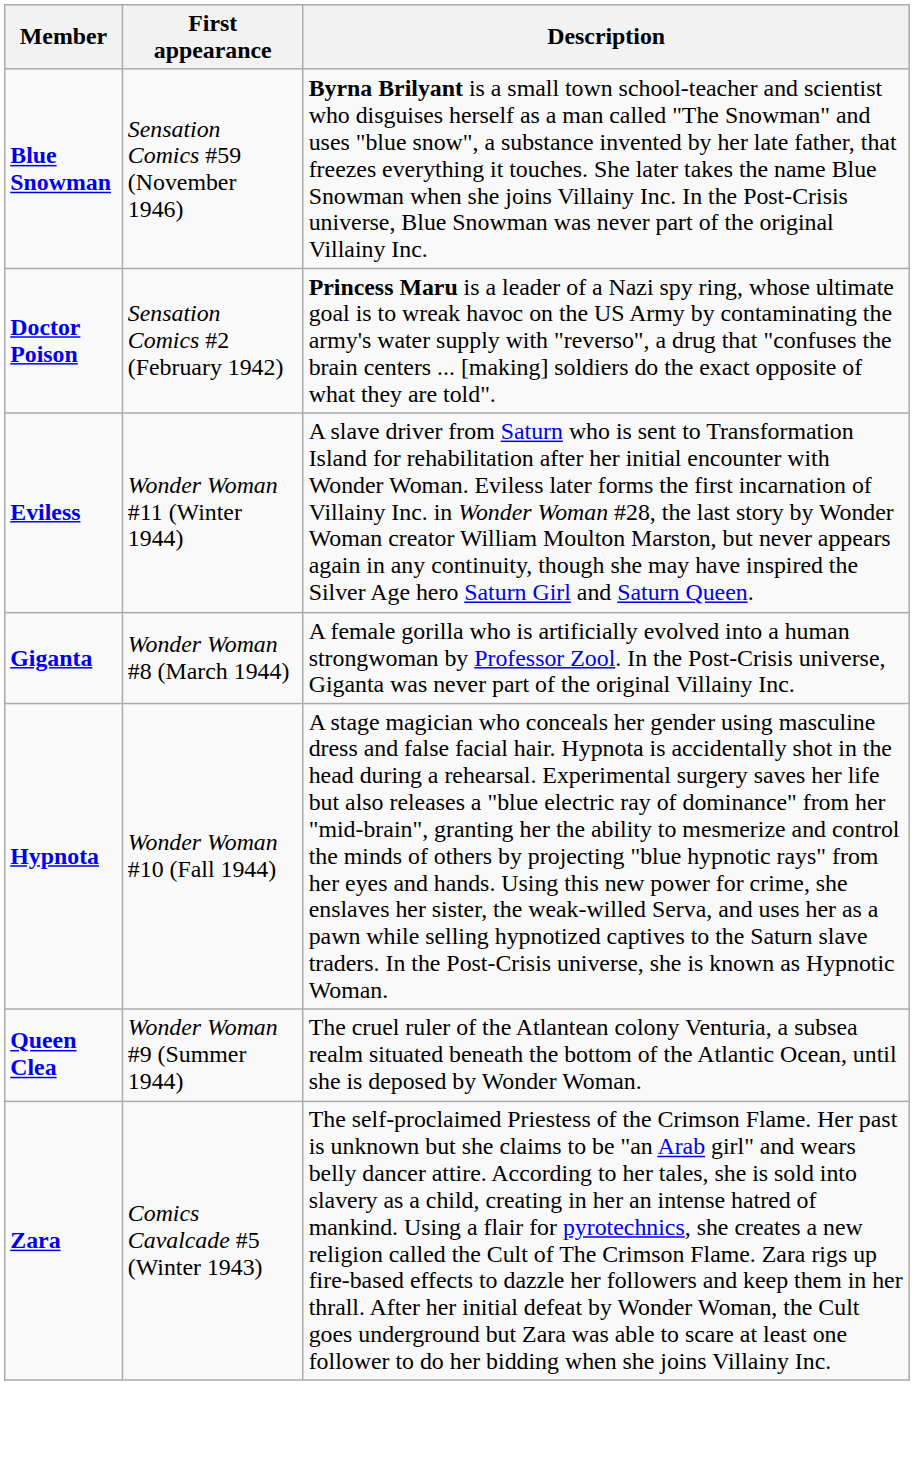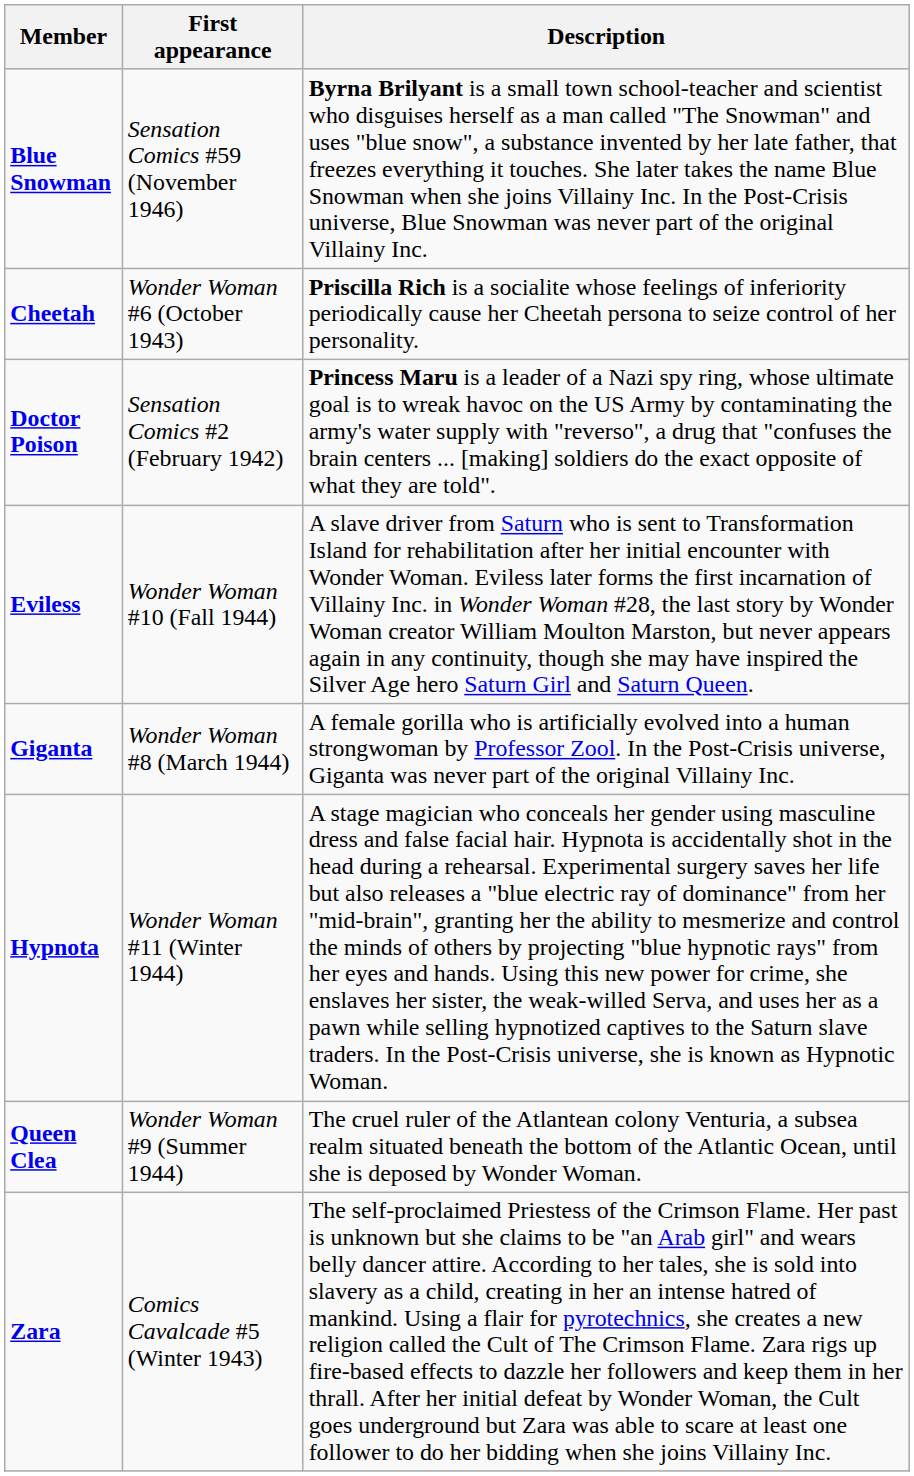+ row: (53, 313)
(203, 512) Wonder Woman #11 (Winter 1944) -> (203, 603) Wonder Woman #10 (Fall 1944)
(203, 856) Wonder Woman #10 (Fall 1944) -> (203, 947) Wonder Woman #11 (Winter 1944)
